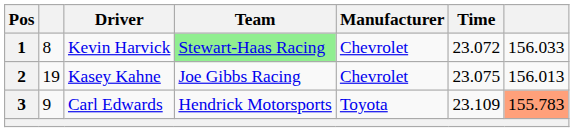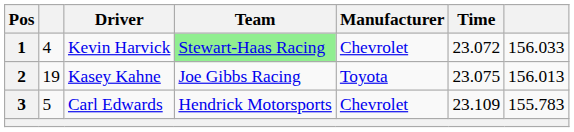(47, 47) 8 -> (47, 47) 4
(374, 76) Chevrolet -> (364, 76) Toyota
(47, 104) 9 -> (47, 104) 5
(364, 104) Toyota -> (374, 104) Chevrolet
(536, 104) lightsalmon background -> (536, 104) no background
